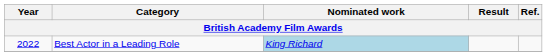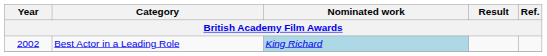(28, 43) 2022 -> (28, 43) 2002
